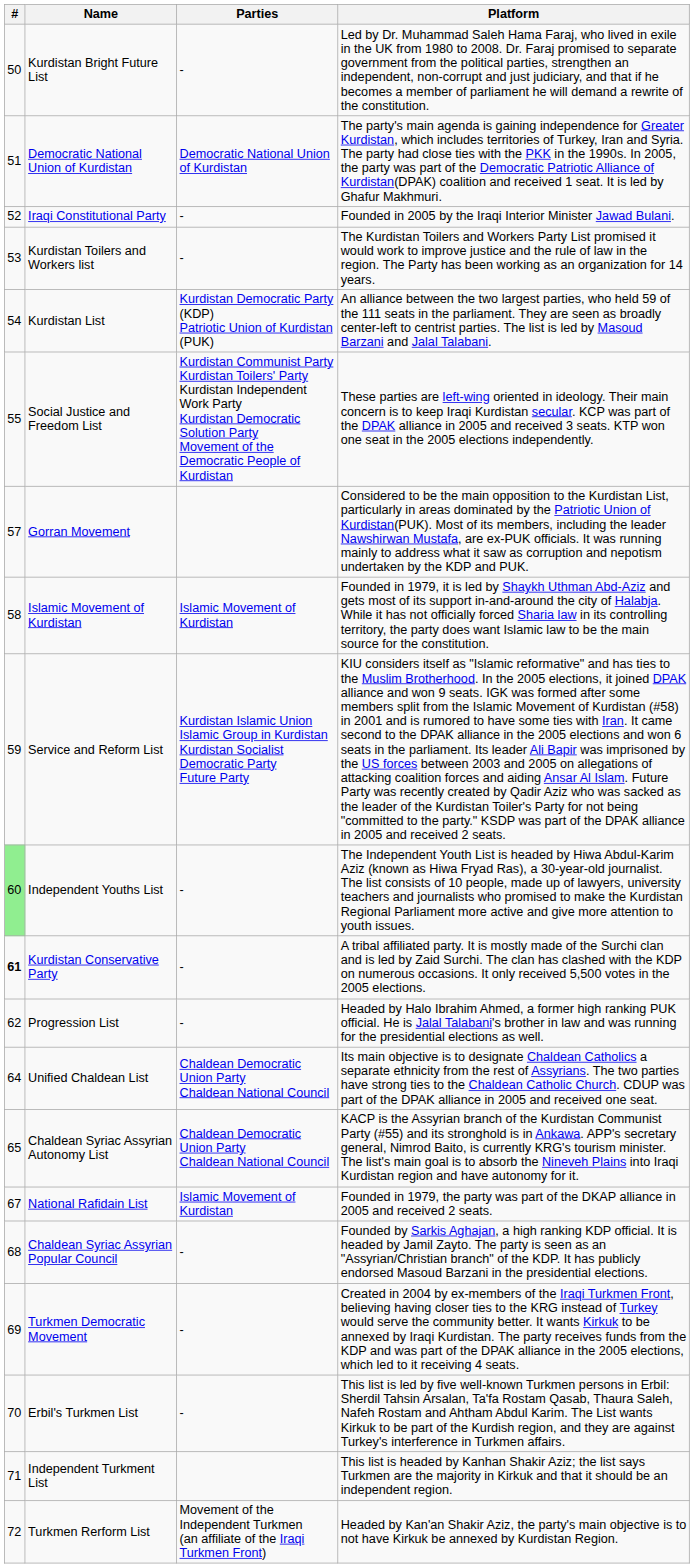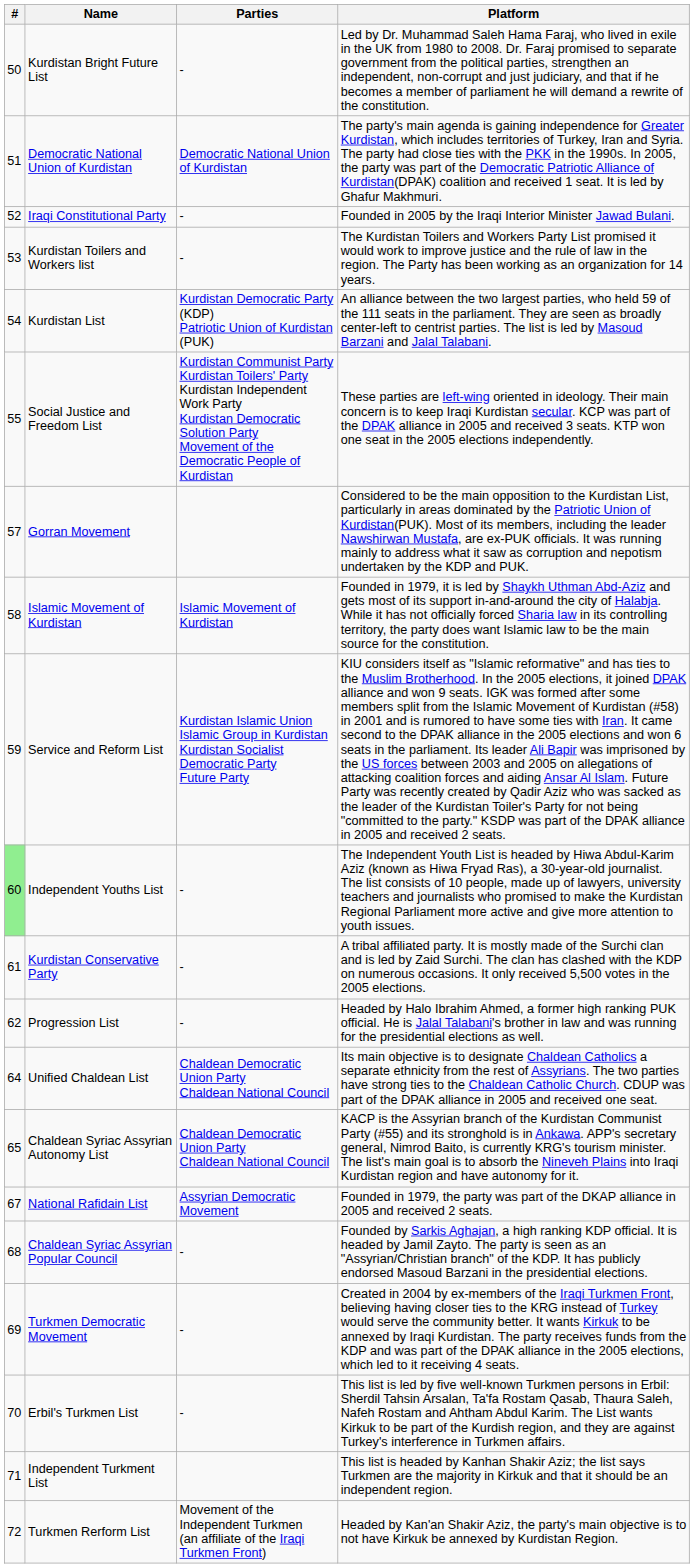(14, 967) bold -> (14, 967) normal
(237, 1203) Islamic Movement of Kurdistan -> (237, 1203) Assyrian Democratic Movement
